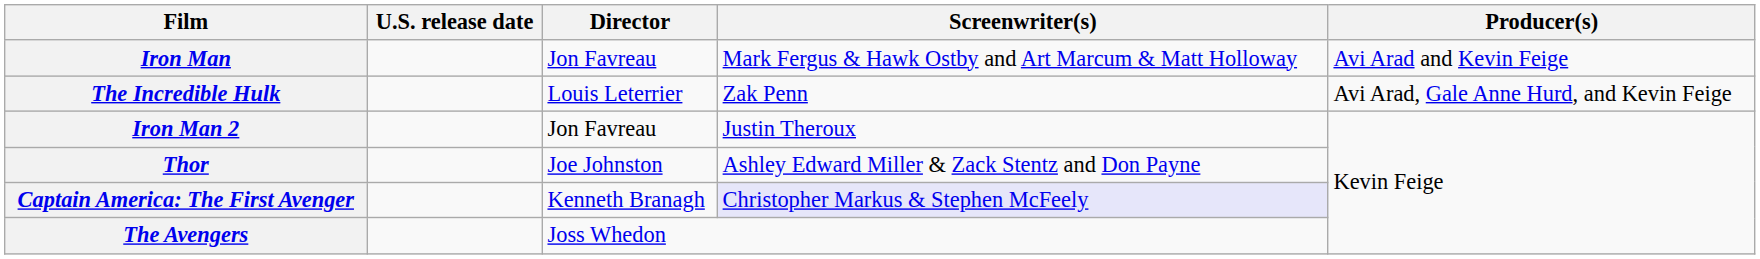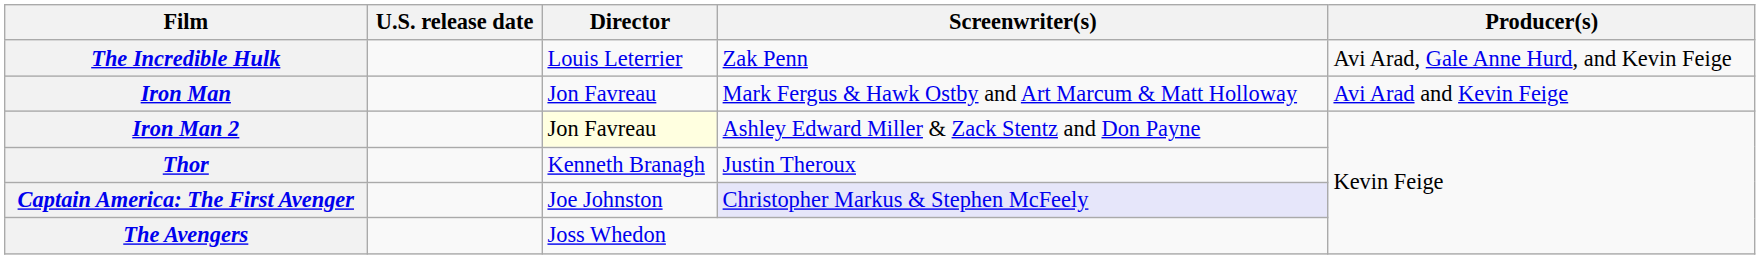rows swapped: (186, 57) <-> (186, 93)
(602, 128) no background -> (602, 128) lightyellow background
(789, 128) Justin Theroux -> (962, 128) Ashley Edward Miller & Zack Stentz and Don Payne
(605, 164) Joe Johnston -> (626, 164) Kenneth Branagh
(962, 164) Ashley Edward Miller & Zack Stentz and Don Payne -> (789, 164) Justin Theroux
(626, 199) Kenneth Branagh -> (605, 199) Joe Johnston
